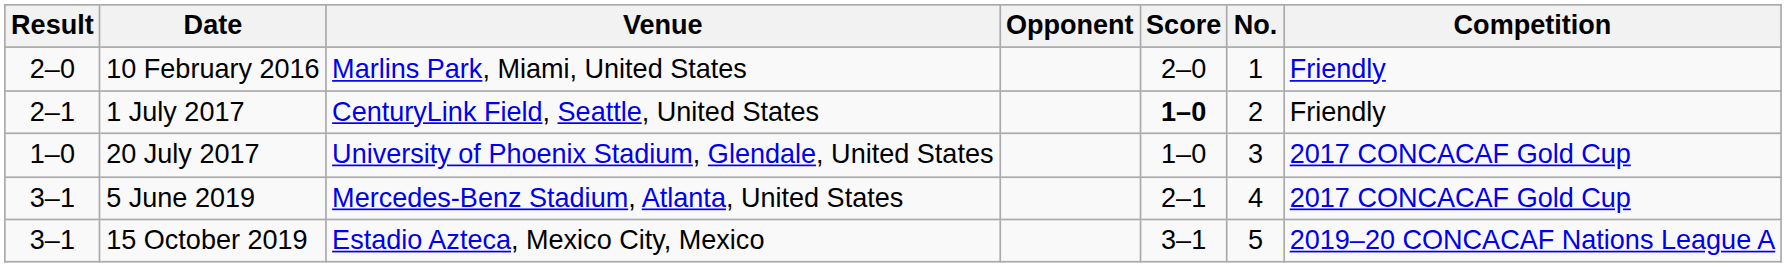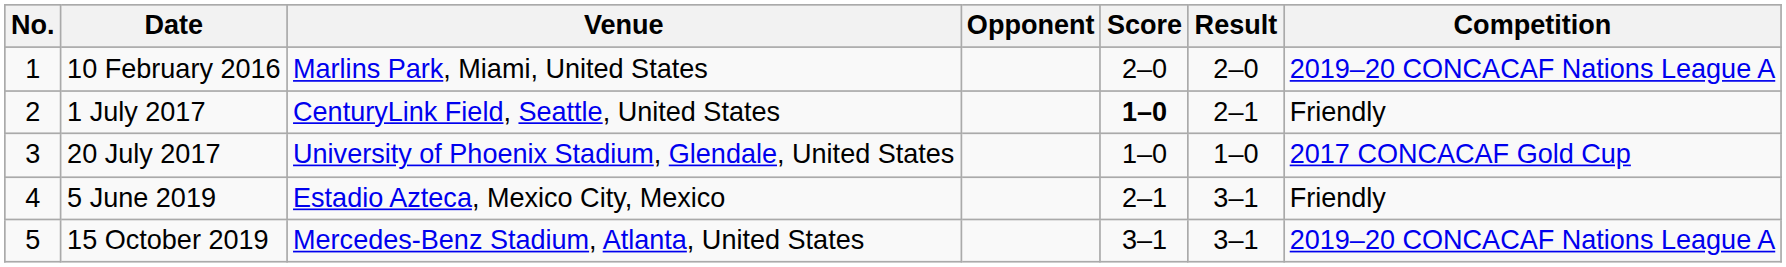columns swapped: (1255, 25) <-> (52, 25)
(1338, 68) Friendly -> (1532, 68) 2019–20 CONCACAF Nations League A
(618, 197) Mercedes-Benz Stadium, Atlanta, United States -> (509, 197) Estadio Azteca, Mexico City, Mexico
(1460, 197) 2017 CONCACAF Gold Cup -> (1338, 197) Friendly
(548, 240) Estadio Azteca, Mexico City, Mexico -> (579, 240) Mercedes-Benz Stadium, Atlanta, United States
